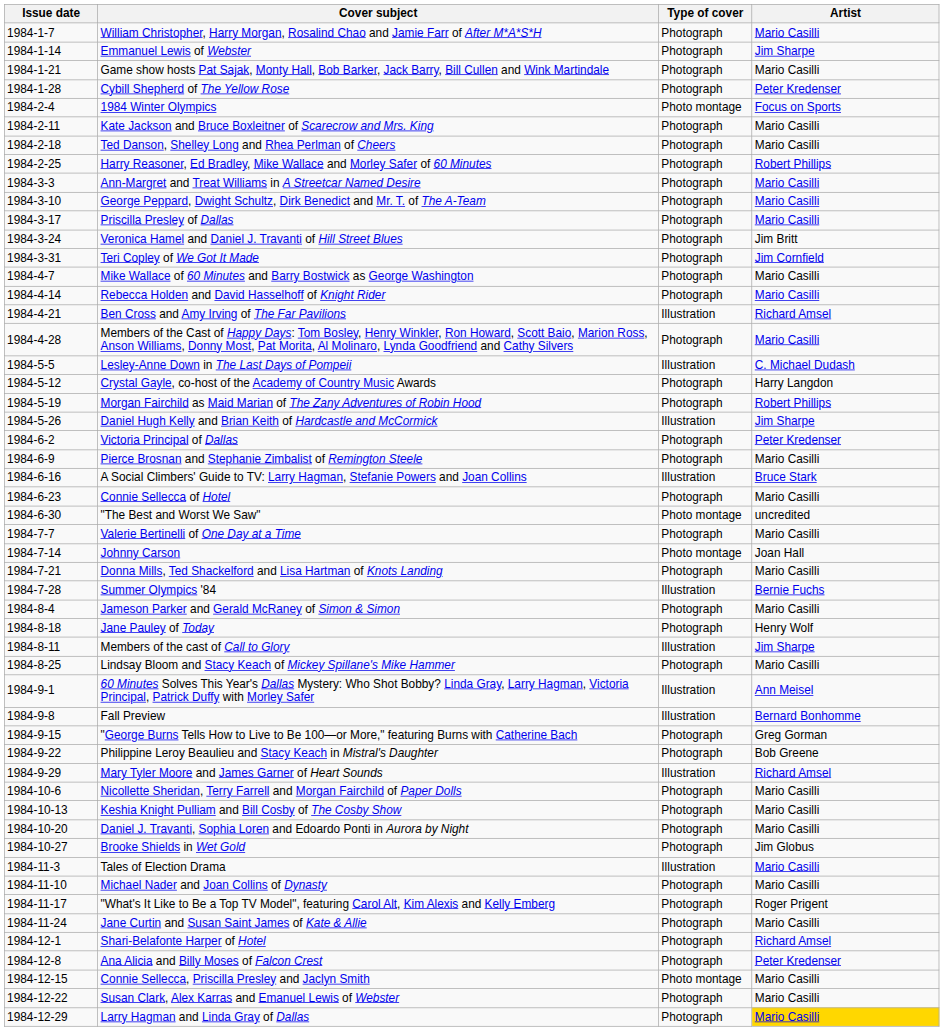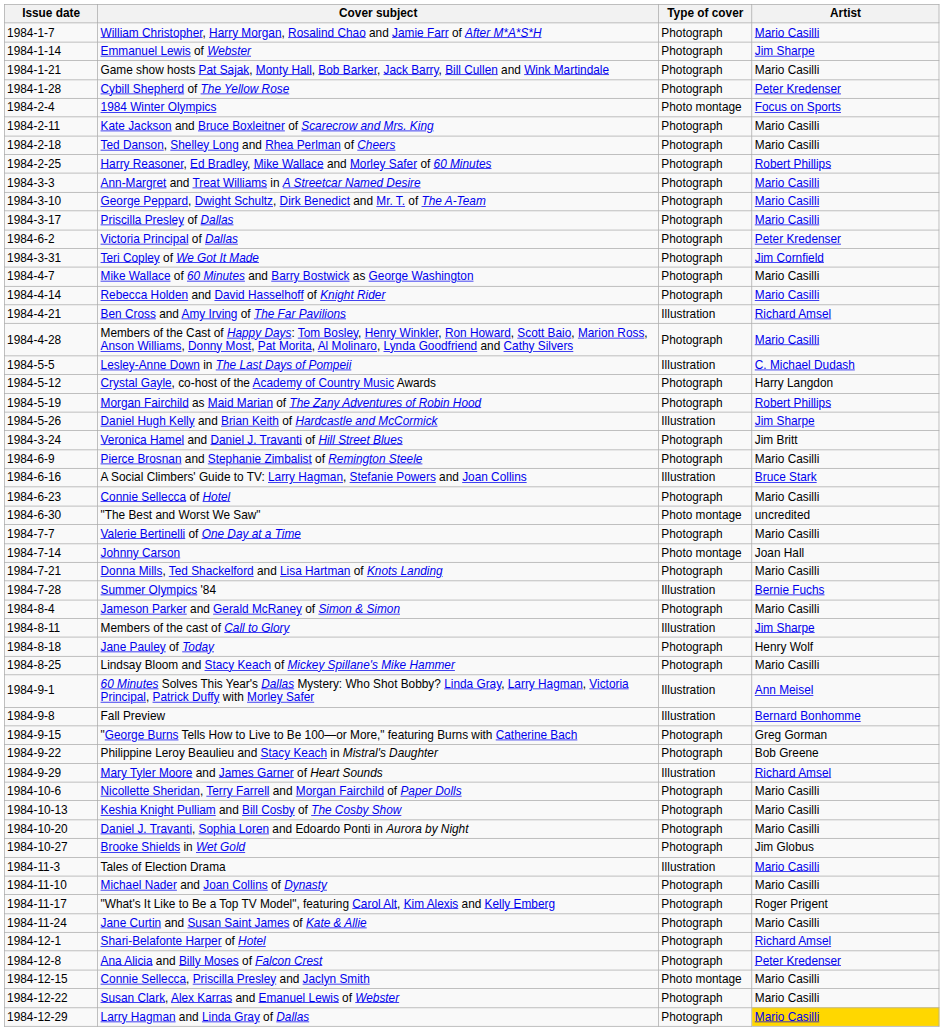rows swapped: (252, 239) <-> (169, 440)
rows swapped: (195, 646) <-> (157, 628)
